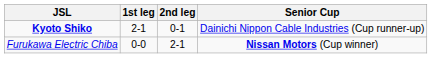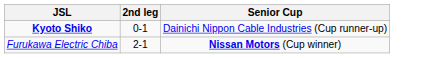- column: (139, 12)
